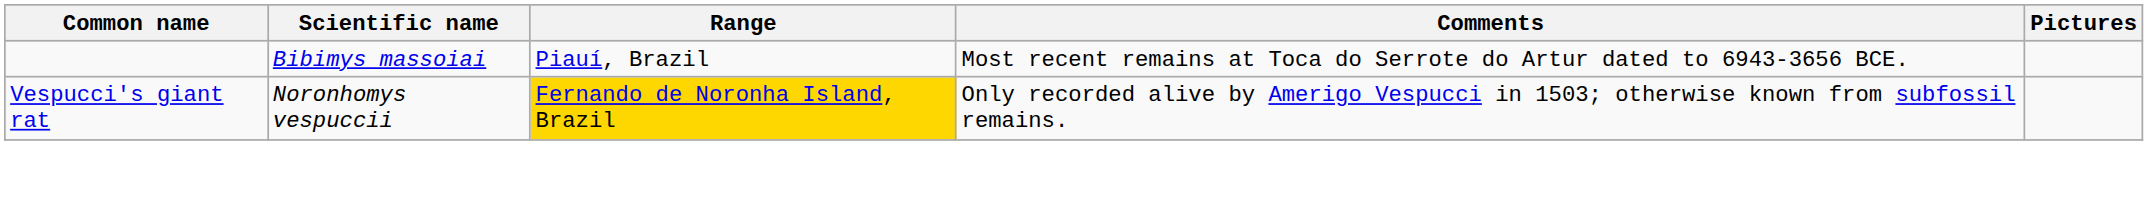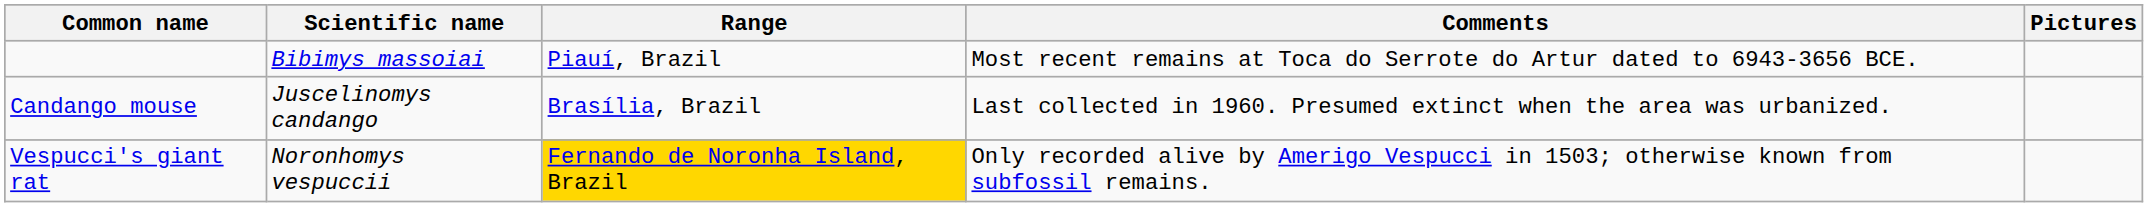+ row: (104, 108)
